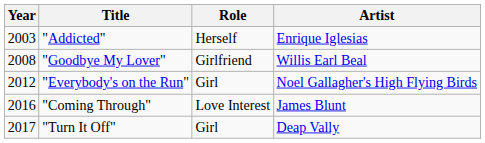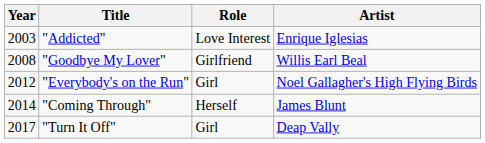(216, 37) Herself -> (233, 37) Love Interest
(22, 104) 2016 -> (22, 104) 2014
(233, 104) Love Interest -> (216, 104) Herself
